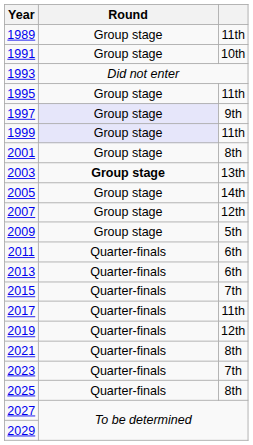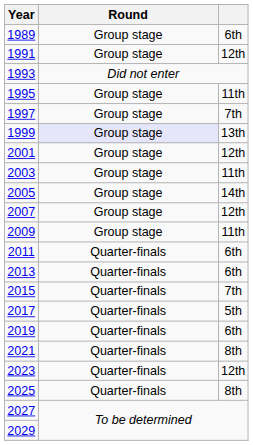(233, 35) 11th -> (233, 35) 6th
(233, 54) 10th -> (233, 54) 12th
(128, 114) lavender background -> (128, 114) no background
(233, 114) 9th -> (233, 114) 7th
(233, 133) 11th -> (233, 133) 13th
(233, 153) 8th -> (233, 153) 12th
(128, 173) bold -> (128, 173) normal
(233, 173) 13th -> (233, 173) 11th
(233, 232) 5th -> (233, 232) 11th
(233, 312) 11th -> (233, 312) 5th
(233, 331) 12th -> (233, 331) 6th
(233, 371) 7th -> (233, 371) 12th
